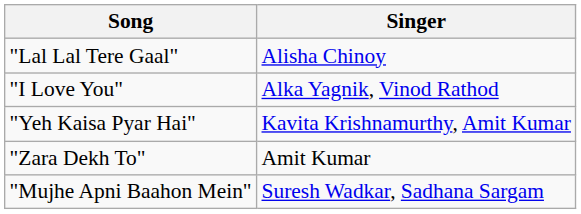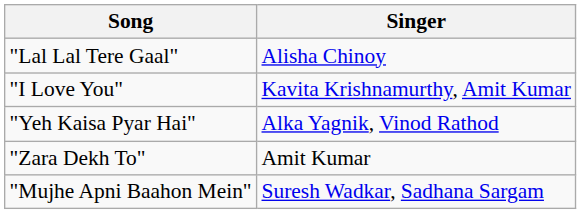(380, 89) Alka Yagnik, Vinod Rathod -> (416, 89) Kavita Krishnamurthy, Amit Kumar
(416, 123) Kavita Krishnamurthy, Amit Kumar -> (380, 123) Alka Yagnik, Vinod Rathod
